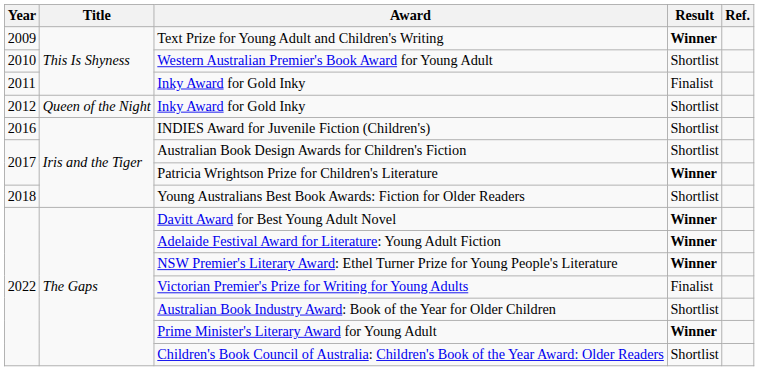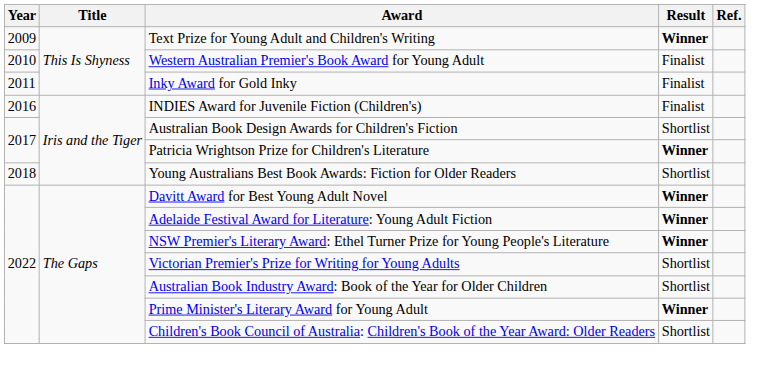(695, 60) Shortlist -> (683, 60) Finalist
- row: (22, 106)
(695, 128) Shortlist -> (683, 106) Finalist
(692, 286) Finalist -> (686, 264) Shortlist
